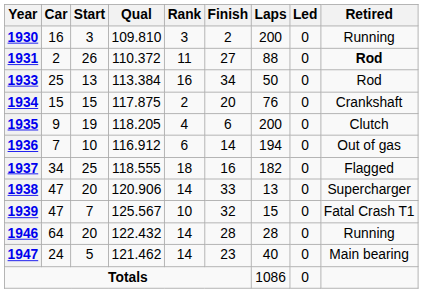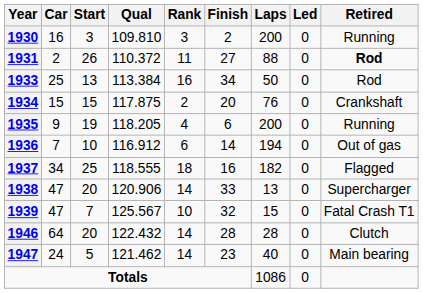(369, 124) Clutch -> (369, 124) Running
(369, 233) Running -> (369, 233) Clutch
